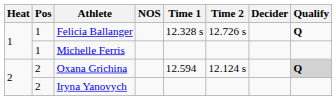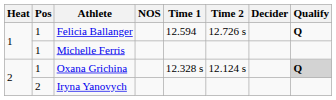(185, 32) 12.328 s -> (181, 32) 12.594
(38, 68) 2 -> (38, 68) 1
(181, 68) 12.594 -> (185, 68) 12.328 s
